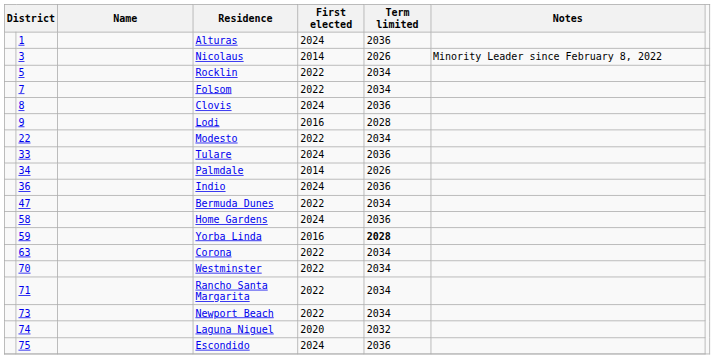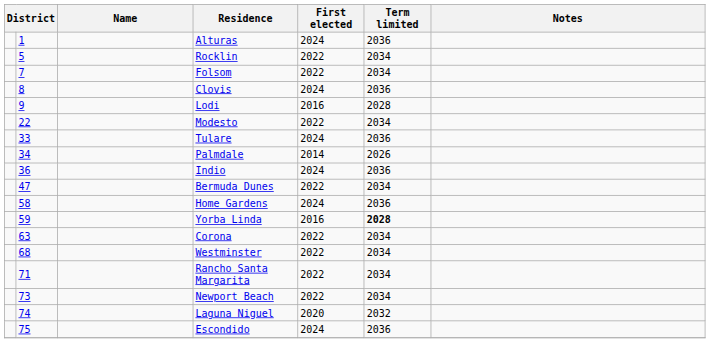- row: (220, 57)
(24, 269) 70 -> (24, 252) 68
